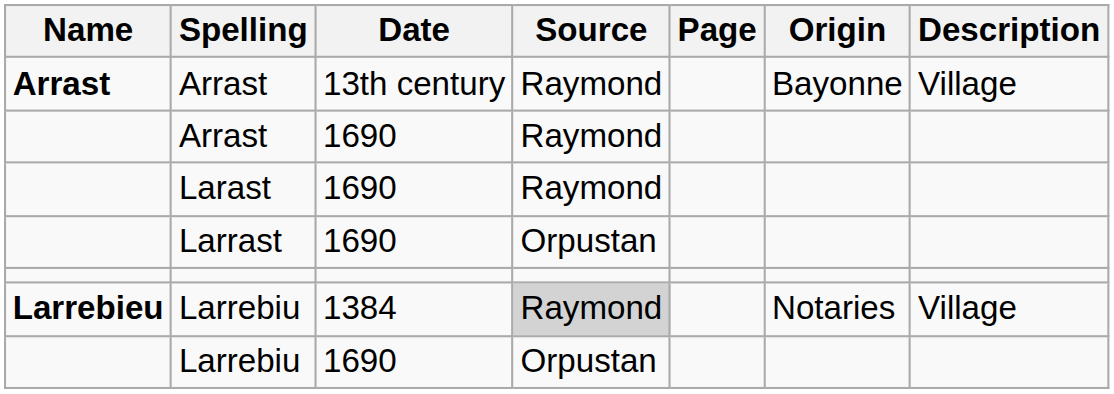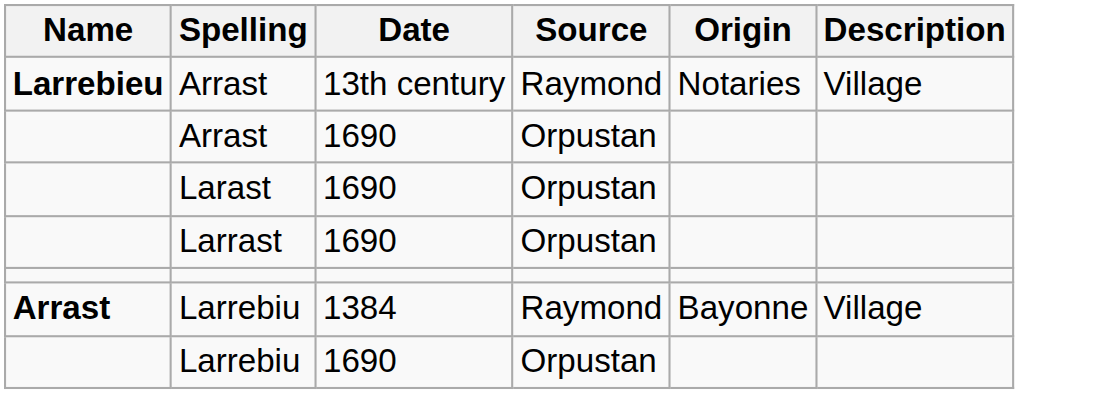- column: (717, 30)
(61, 83) Arrast -> (88, 83) Larrebieu
(837, 83) Bayonne -> (739, 83) Notaries
(591, 135) Raymond -> (589, 135) Orpustan
(591, 188) Raymond -> (589, 188) Orpustan
(88, 308) Larrebieu -> (61, 308) Arrast
(591, 308) lightgrey background -> (591, 308) no background
(834, 308) Notaries -> (743, 308) Bayonne
